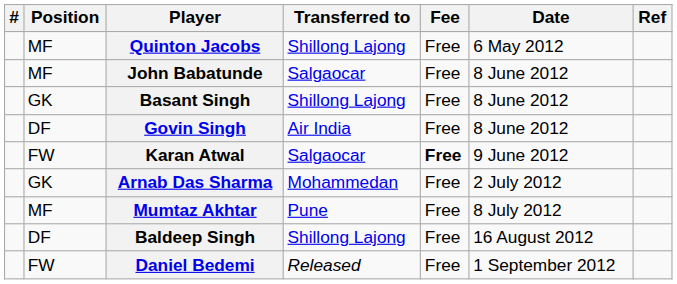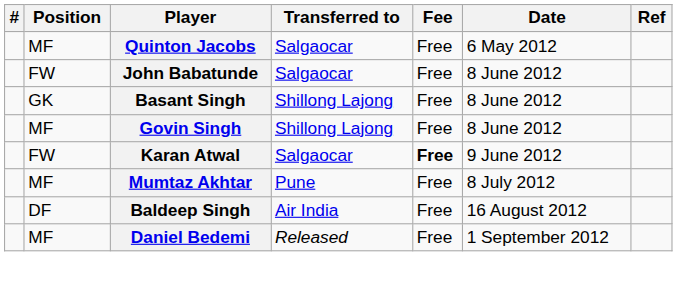(347, 45) Shillong Lajong -> (314, 45) Salgaocar
(40, 73) MF -> (42, 73) FW
(39, 127) DF -> (41, 127) MF
(319, 127) Air India -> (334, 127) Shillong Lajong
- row: (195, 182)
(347, 237) Shillong Lajong -> (307, 210) Air India
(41, 264) FW -> (41, 237) MF
